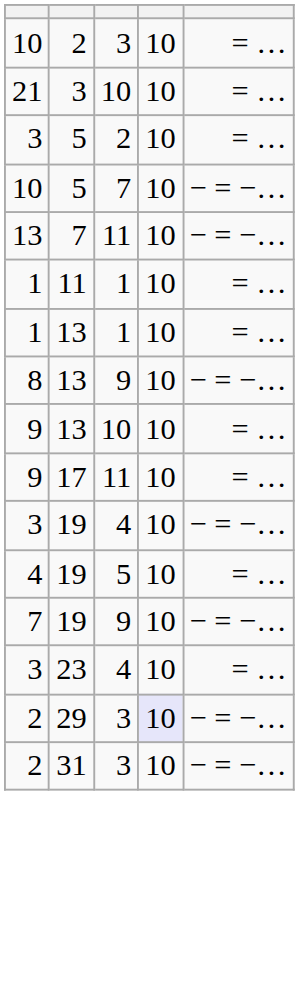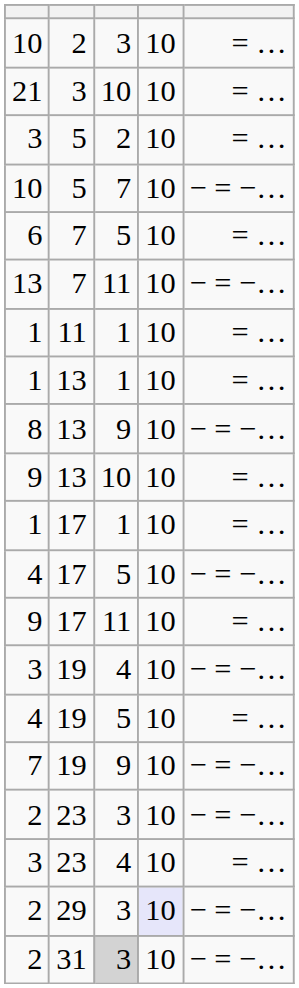+ row: (35, 235)
+ row: (35, 524)
+ row: (35, 572)
+ row: (35, 814)
(124, 765) no background -> (124, 958) lightgrey background
